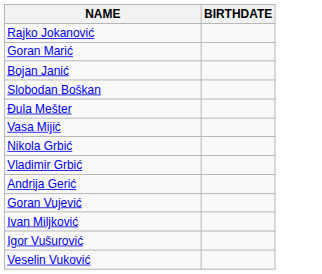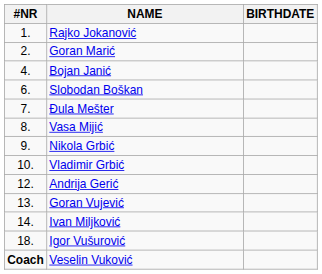+ column: (25, 14)
